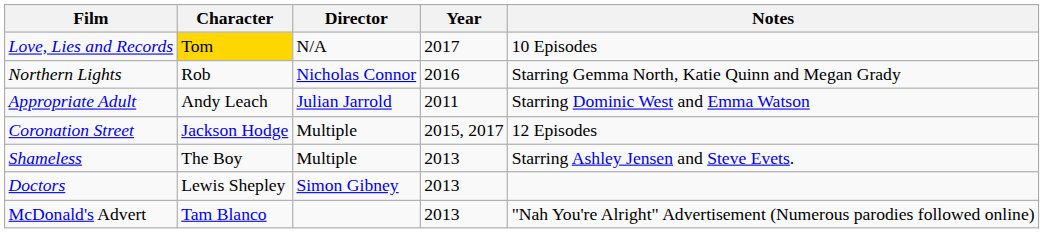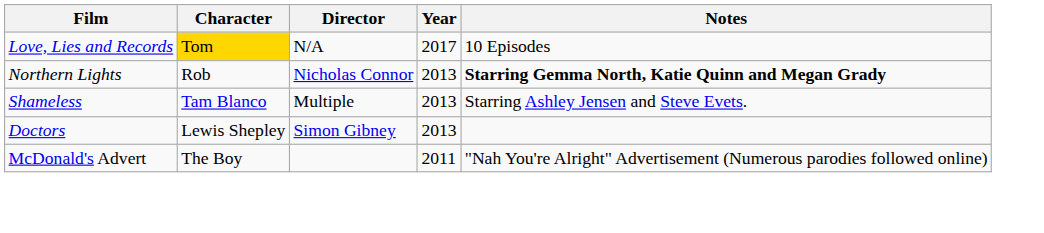(442, 74) 2016 -> (439, 74) 2013
(706, 74) normal -> (675, 74) bold
- row: (72, 102)
- row: (71, 130)
(212, 158) The Boy -> (224, 102) Tam Blanco
(224, 213) Tam Blanco -> (212, 158) The Boy
(442, 213) 2013 -> (439, 158) 2011
